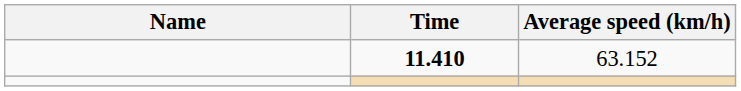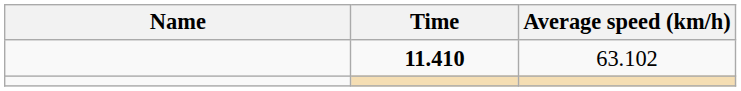(627, 57) 63.152 -> (627, 57) 63.102
